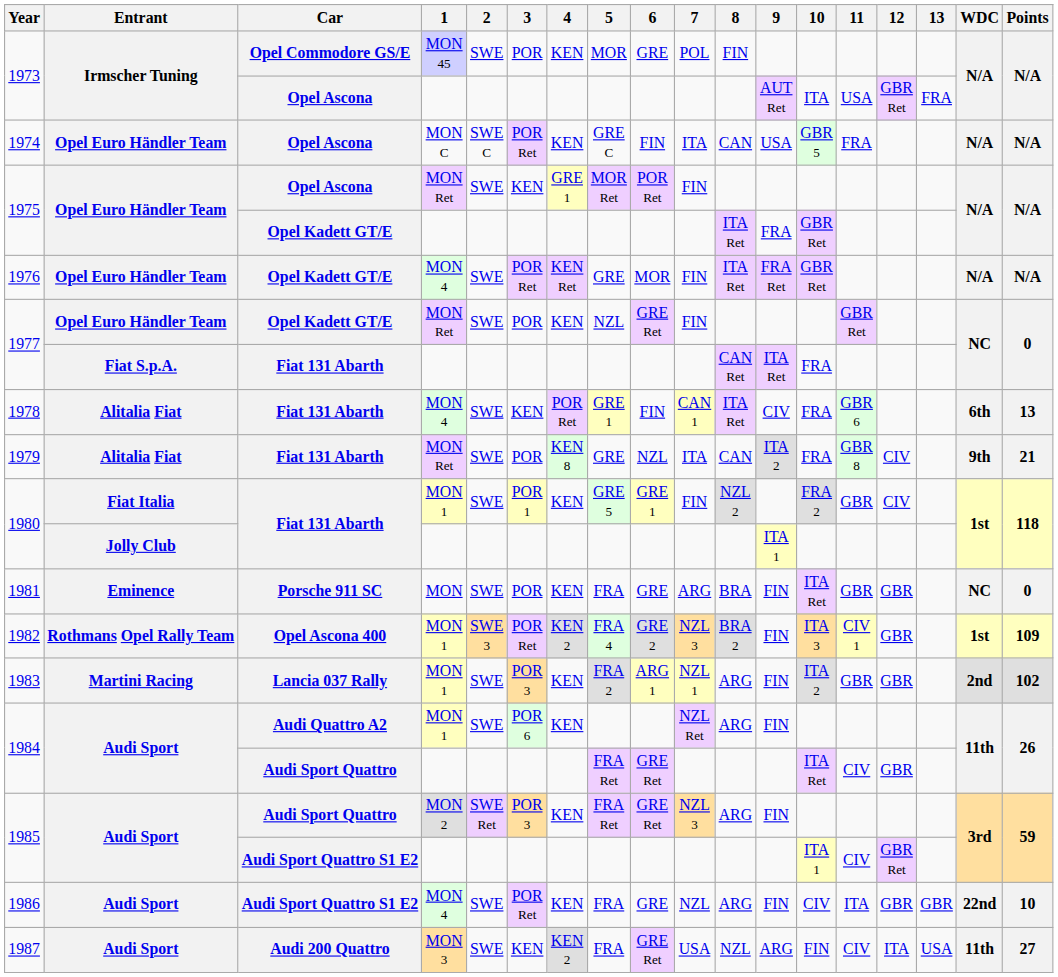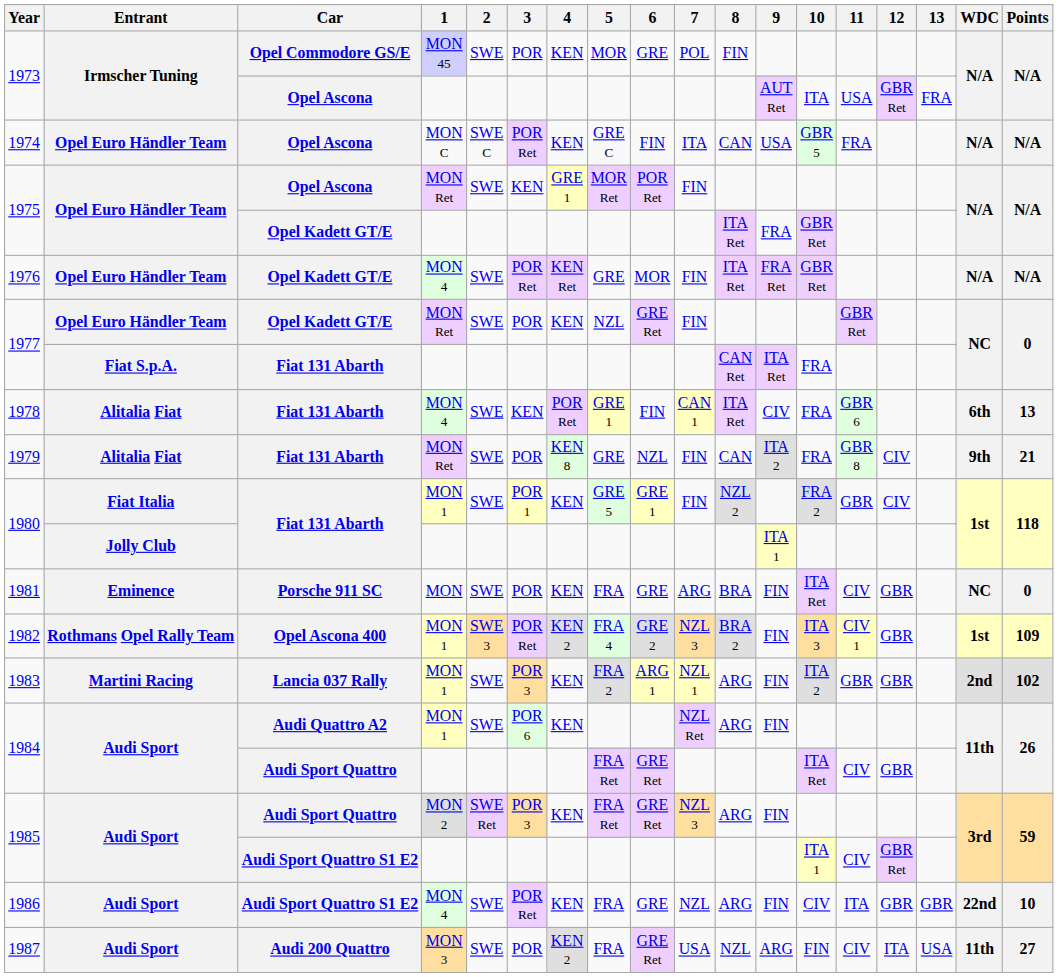(695, 456) ITA -> (695, 456) FIN
(857, 591) GBR -> (857, 591) CIV
(527, 949) KEN -> (527, 949) POR
